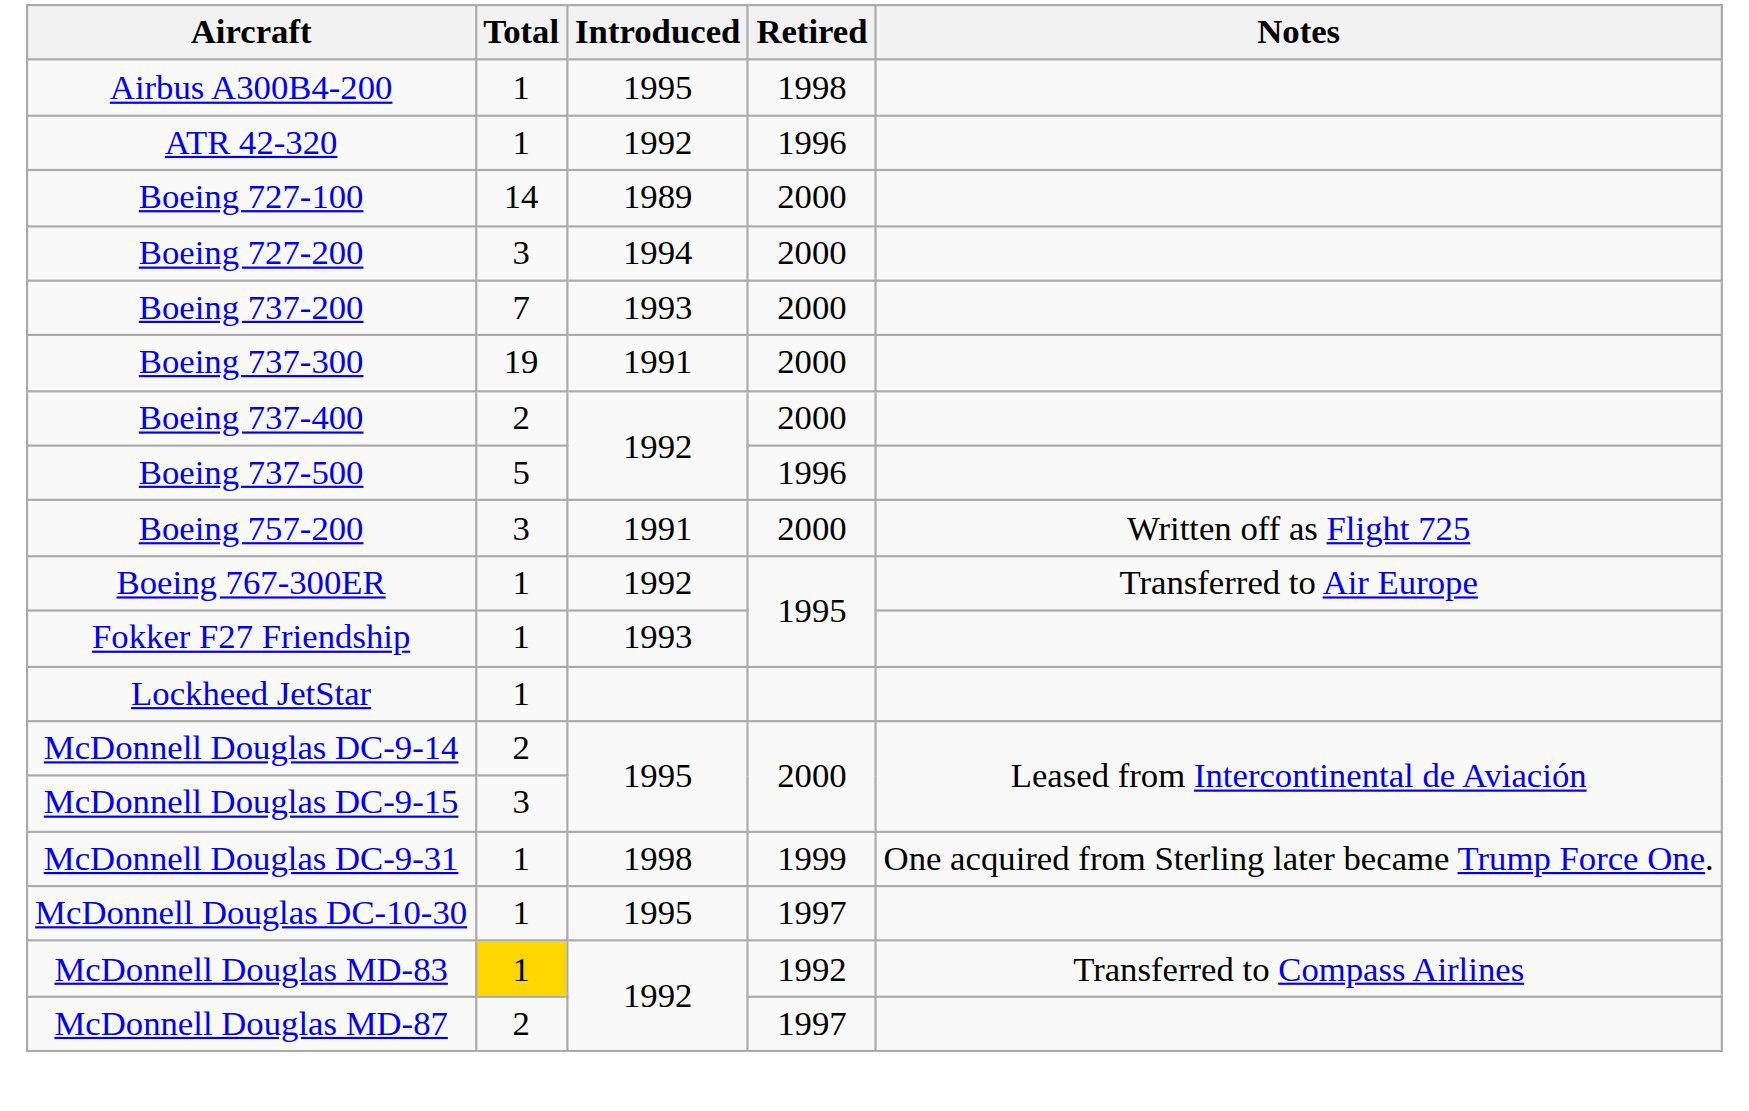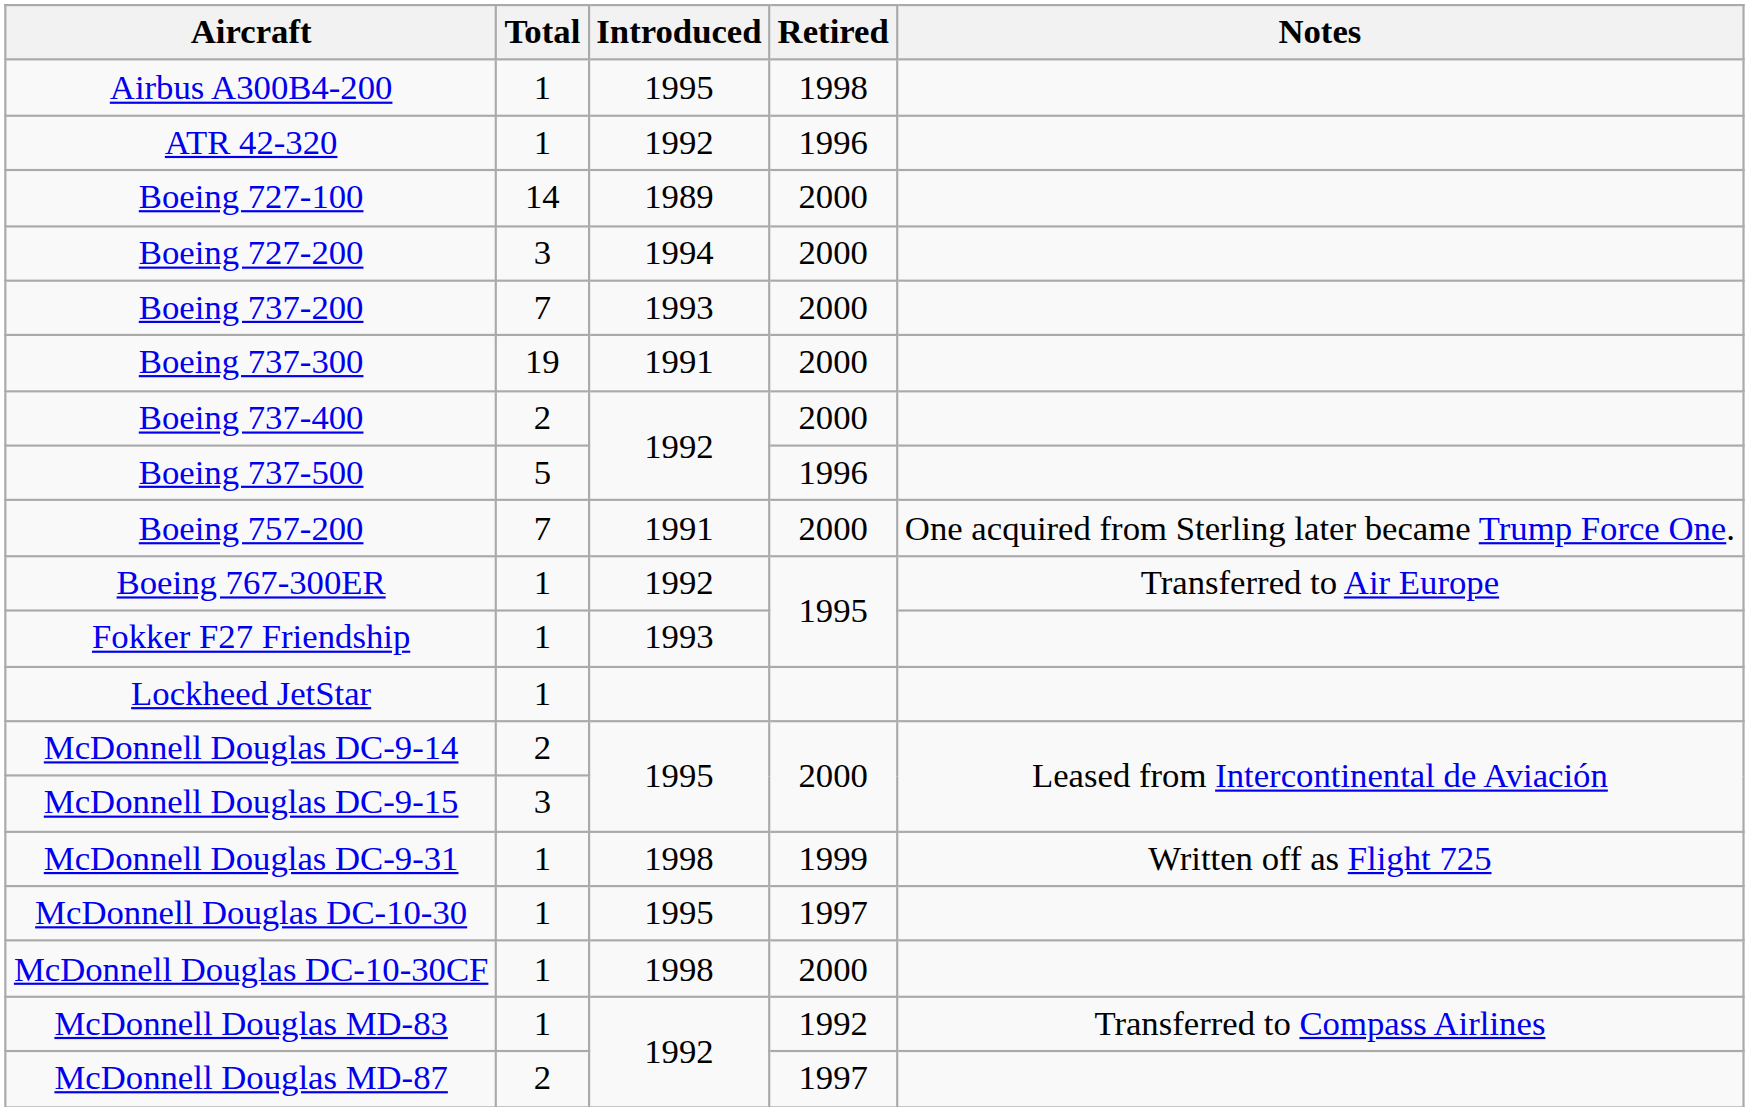(521, 527) 3 -> (542, 527) 7
(1299, 527) Written off as Flight 725 -> (1320, 527) One acquired from Sterling later became Trump Force One.
(1299, 857) One acquired from Sterling later became Trump Force One. -> (1320, 857) Written off as Flight 725
+ row: (251, 968)
(521, 968) gold background -> (542, 1023) no background
